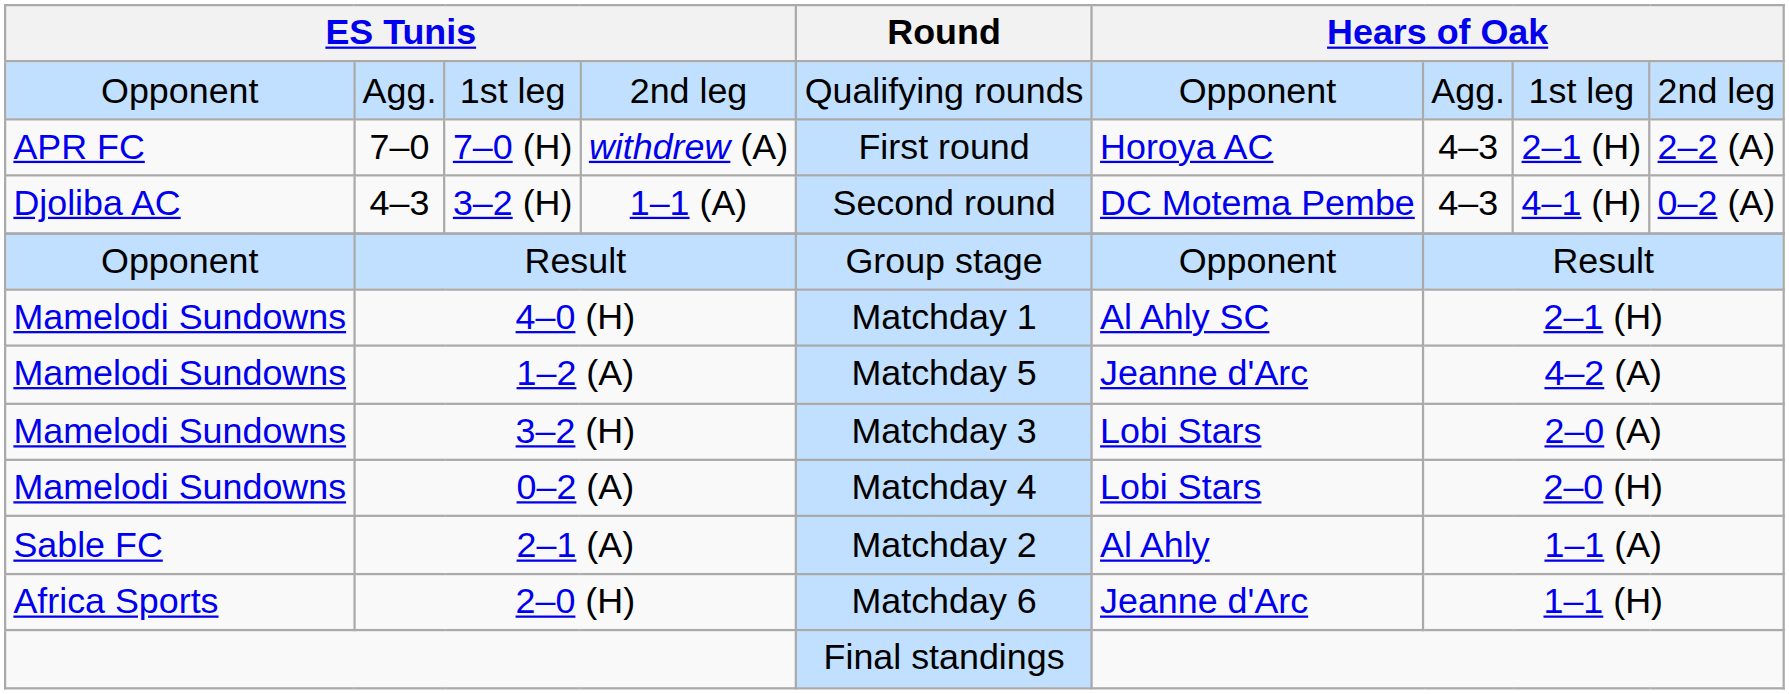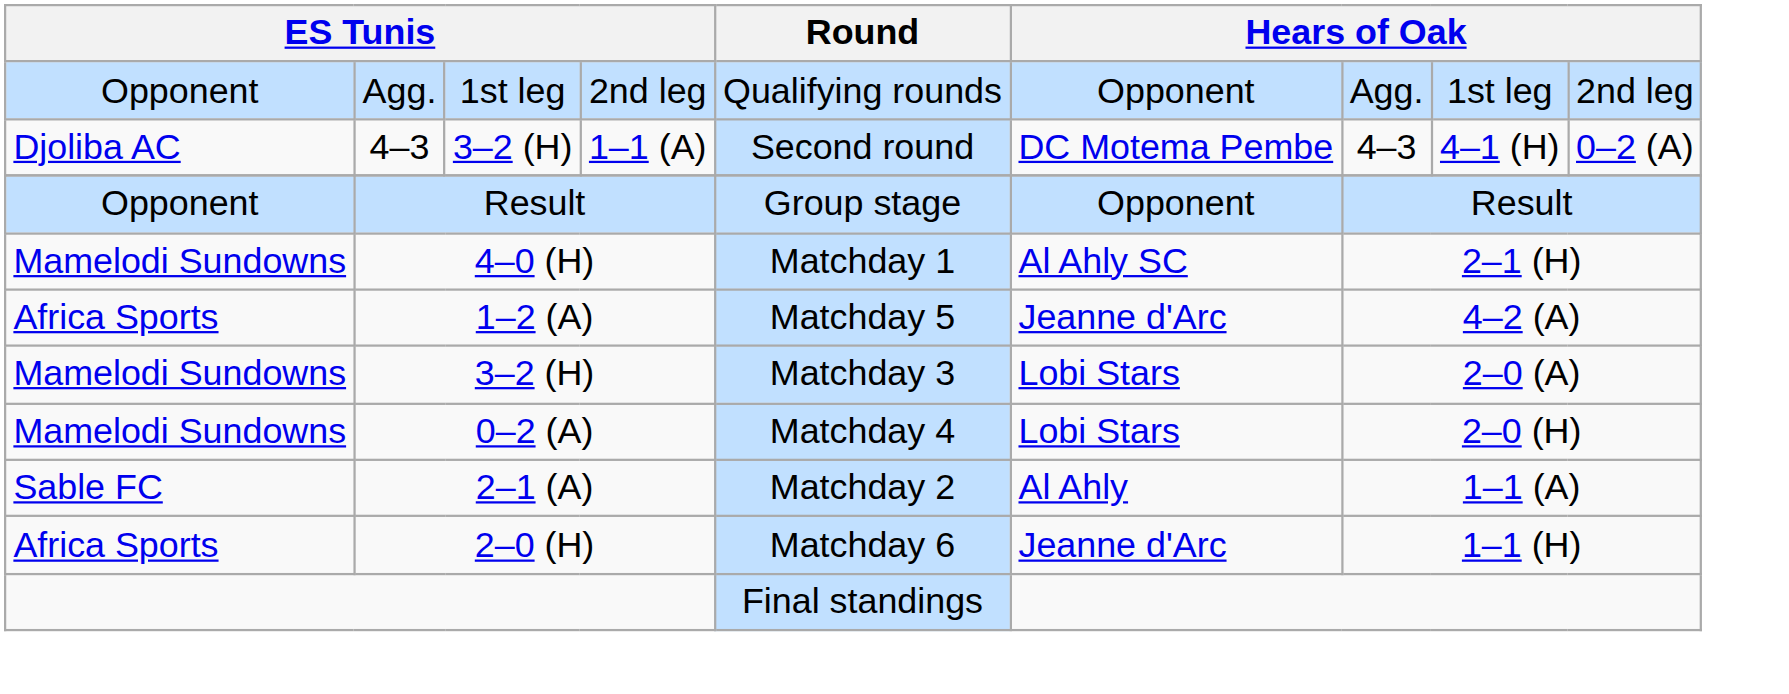- row: (399, 146)
(180, 373) Mamelodi Sundowns -> (116, 317) Africa Sports
